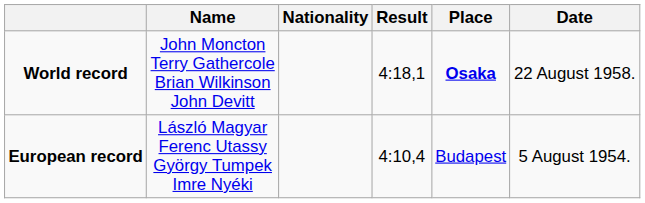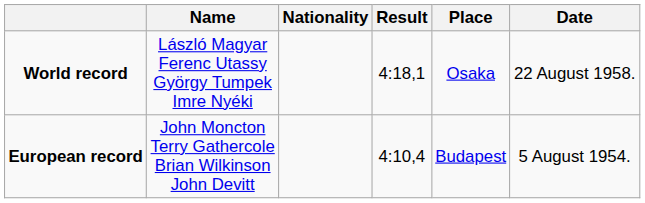(213, 72) John Moncton Terry Gathercole Brian Wilkinson John Devitt -> (213, 72) László Magyar Ferenc Utassy György Tumpek Imre Nyéki
(471, 72) bold -> (471, 72) normal
(213, 156) László Magyar Ferenc Utassy György Tumpek Imre Nyéki -> (213, 156) John Moncton Terry Gathercole Brian Wilkinson John Devitt
